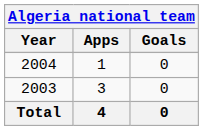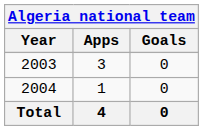rows swapped: (39, 89) <-> (39, 65)
